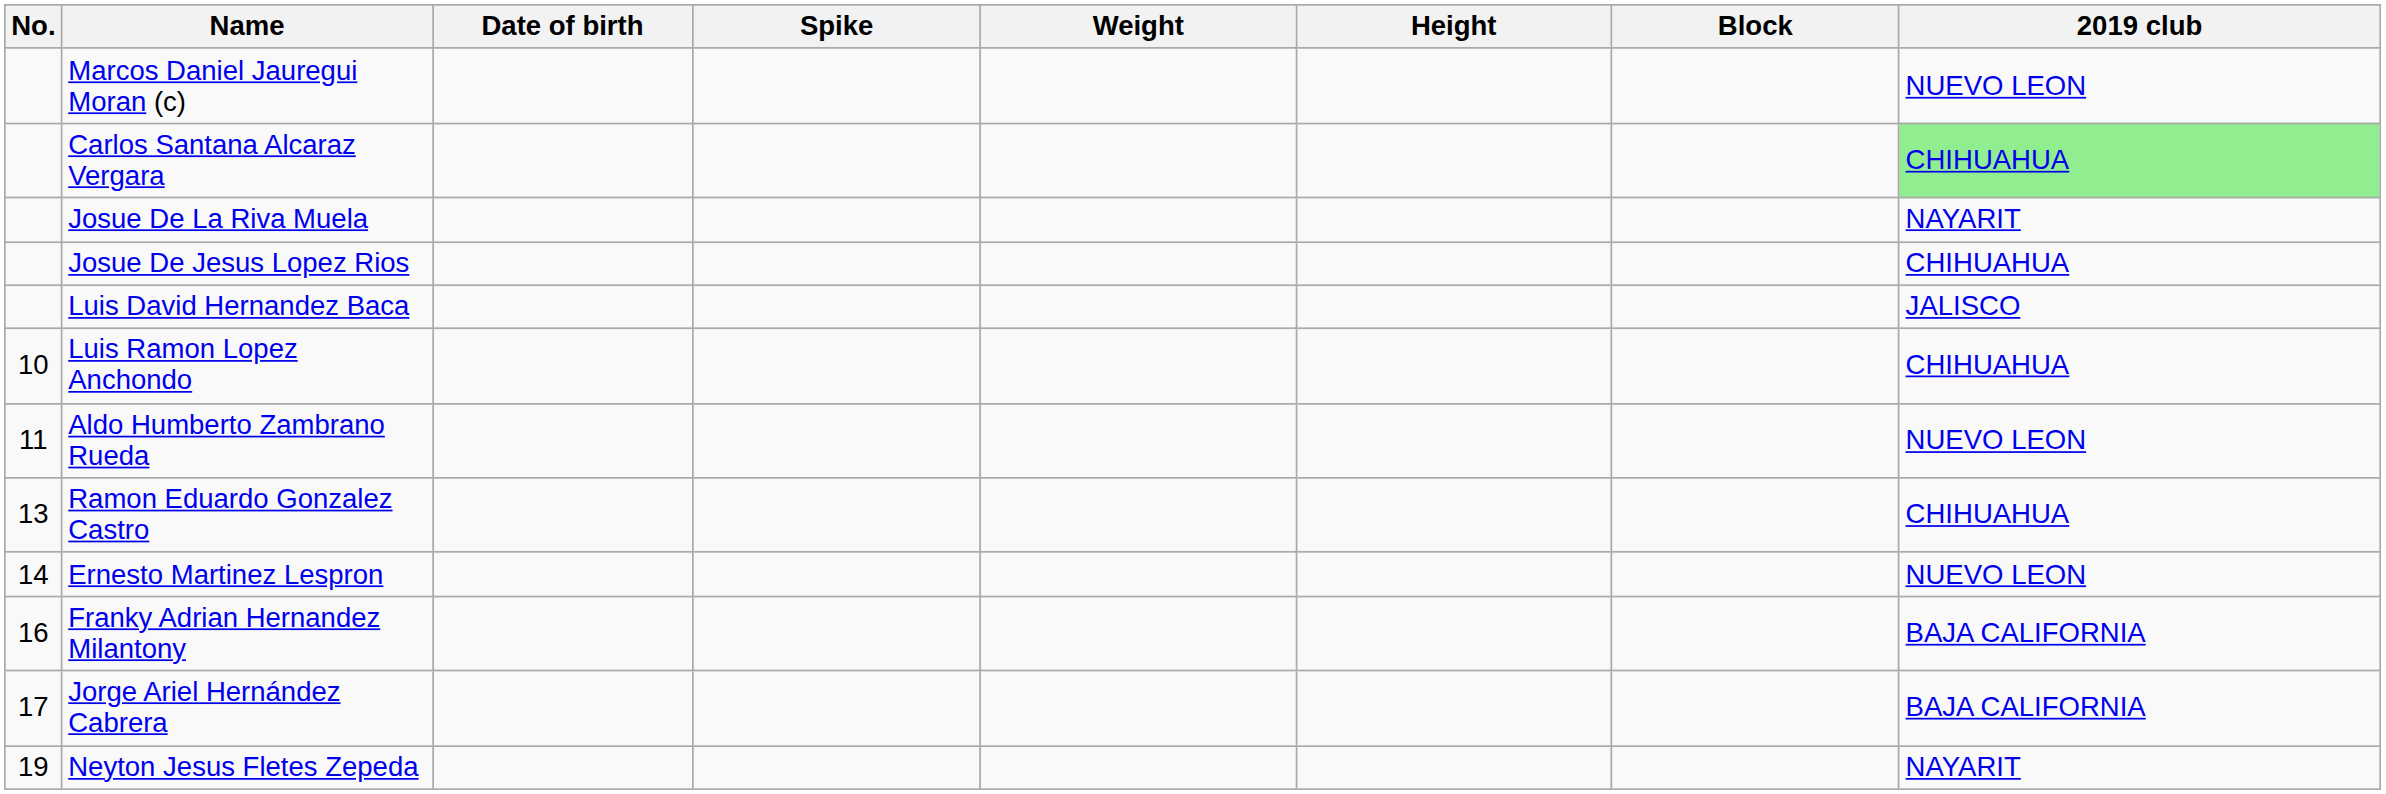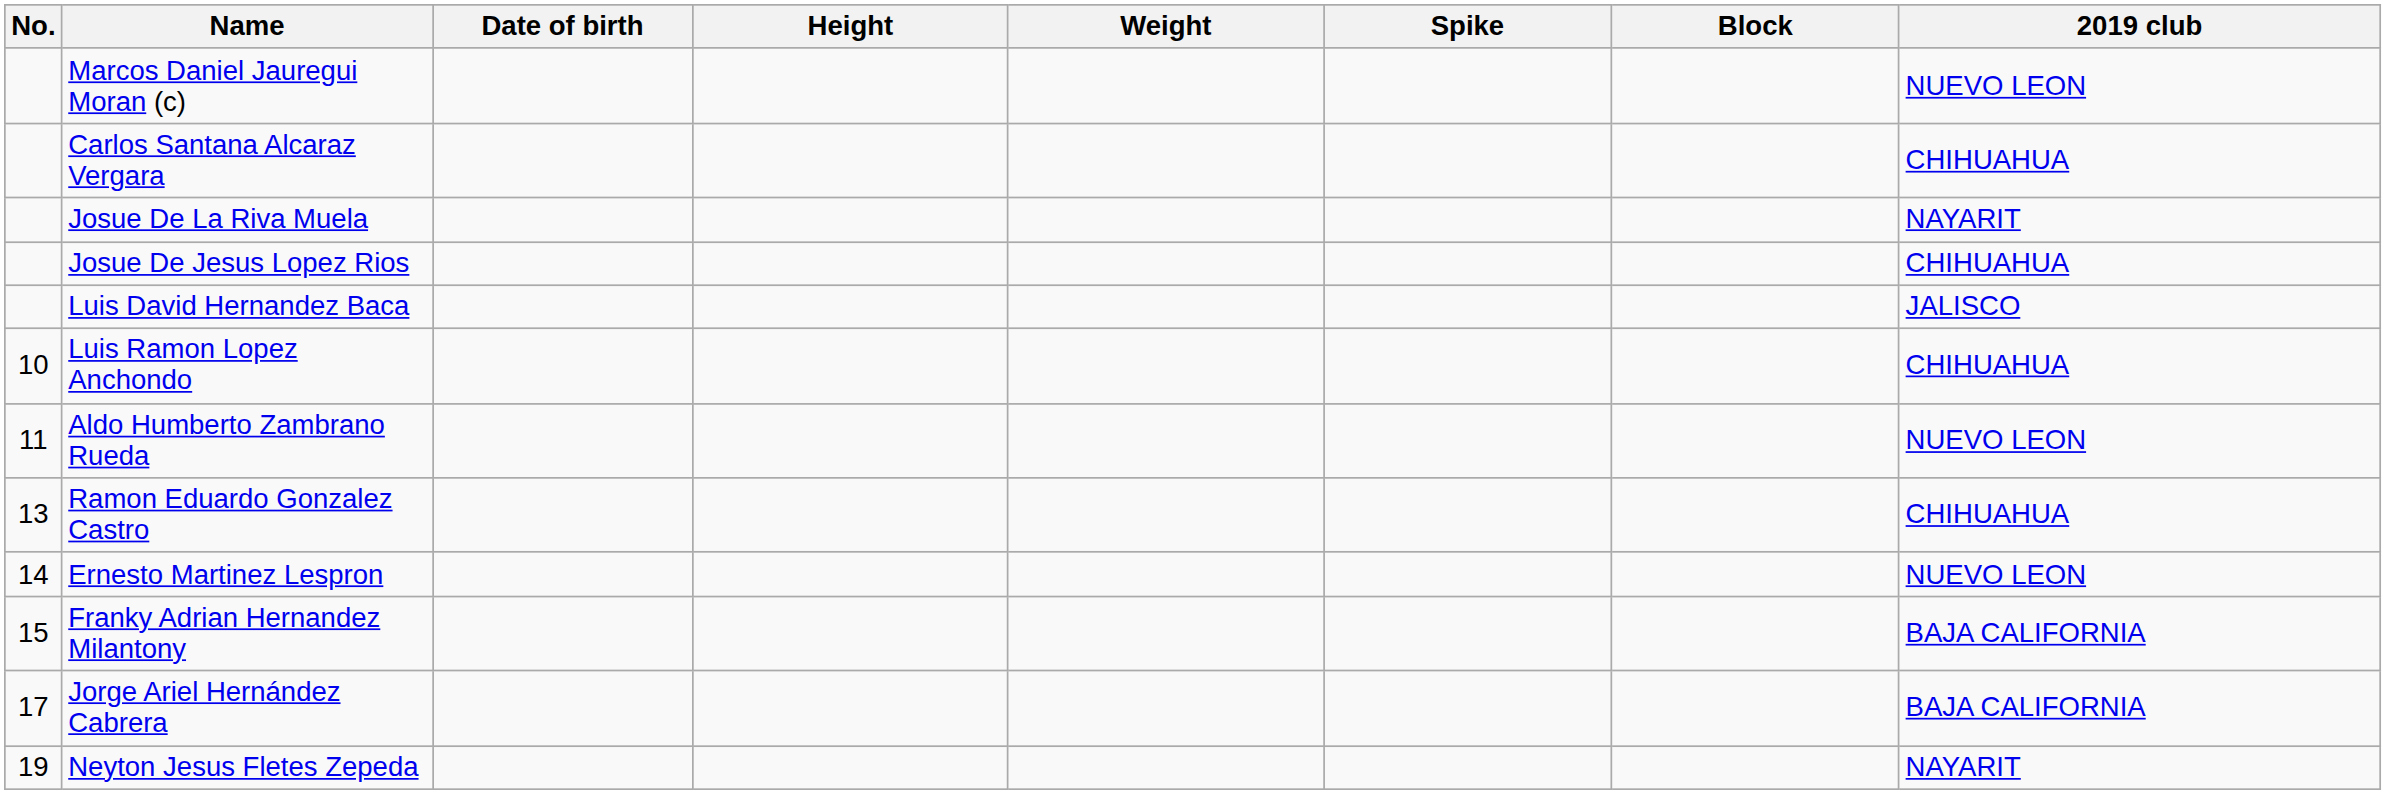columns swapped: (1454, 26) <-> (837, 26)
(1987, 160) lightgreen background -> (1987, 160) no background
(33, 633) 16 -> (33, 633) 15
